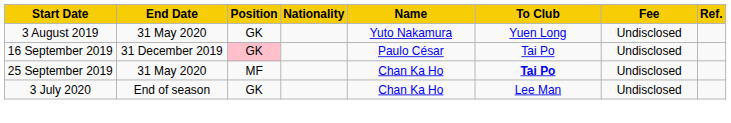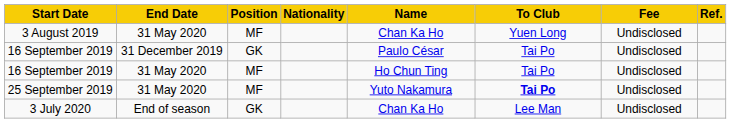(254, 33) GK -> (254, 33) MF
(411, 33) Yuto Nakamura -> (411, 33) Chan Ka Ho
(254, 52) pink background -> (254, 52) no background
+ row: (60, 71)
(411, 71) Chan Ka Ho -> (411, 90) Yuto Nakamura
